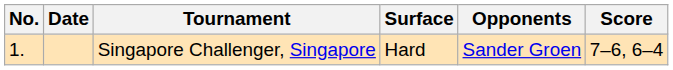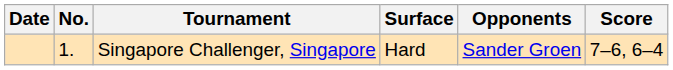columns swapped: (24, 19) <-> (69, 19)
